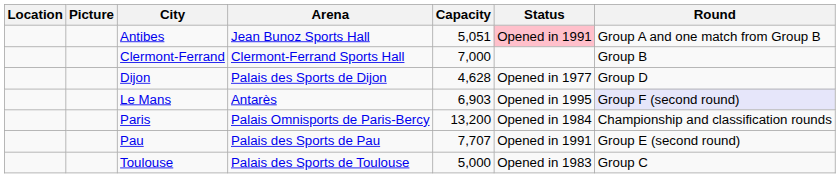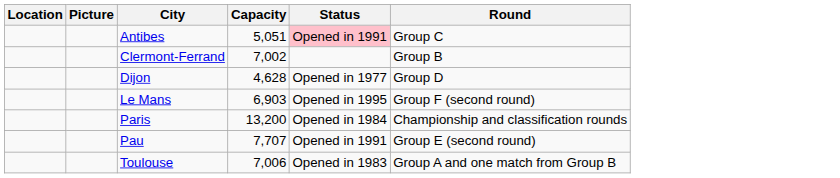- column: (330, 15)
(709, 36) Group A and one match from Group B -> (418, 36) Group C
(474, 57) 7,000 -> (270, 57) 7,002
(669, 99) lavender background -> (464, 99) no background
(474, 162) 5,000 -> (270, 162) 7,006
(623, 162) Group C -> (505, 162) Group A and one match from Group B
